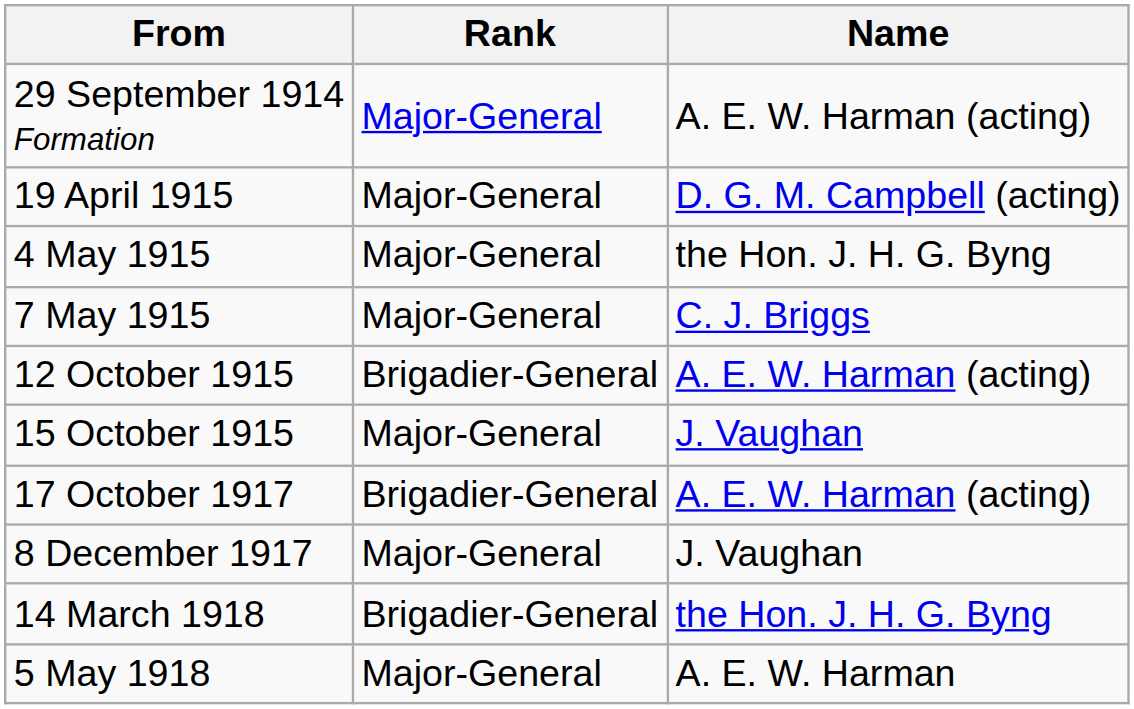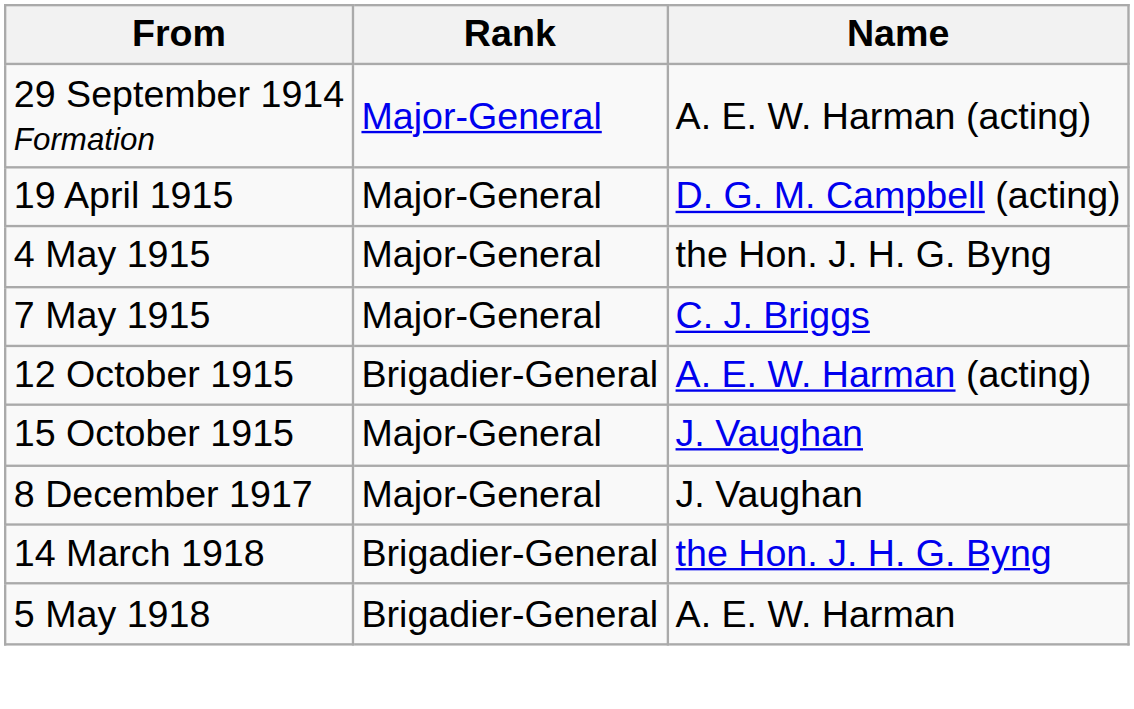- row: (154, 494)
(482, 672) Major-General -> (510, 613) Brigadier-General
